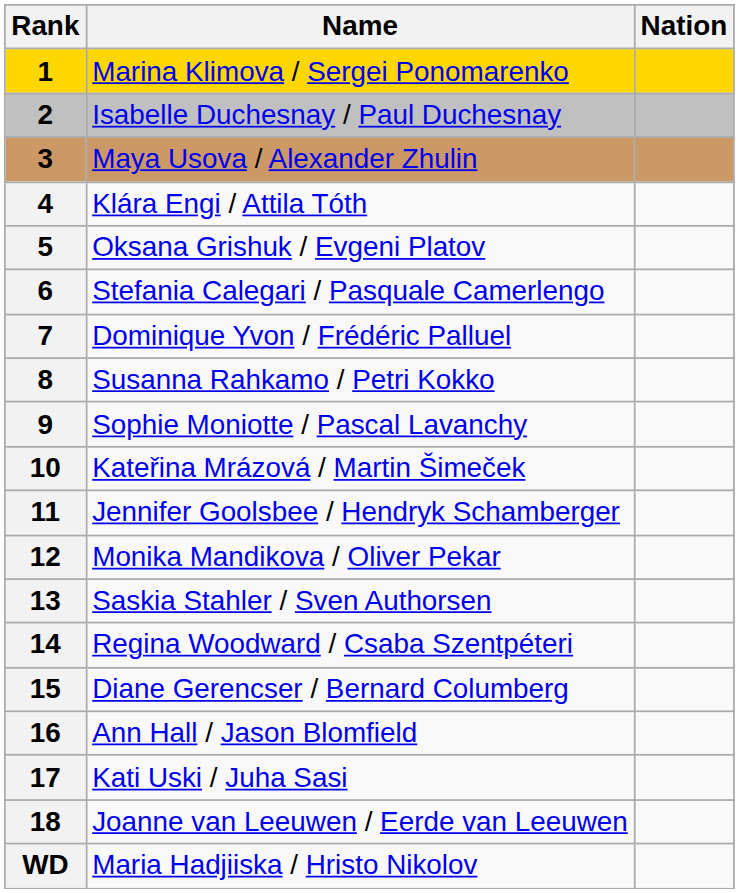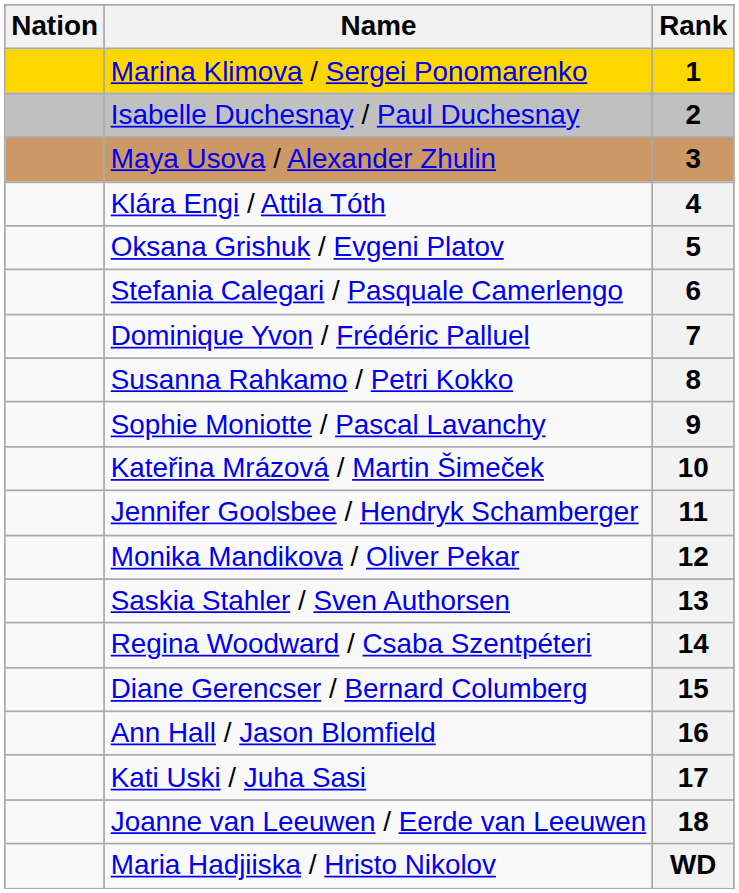columns swapped: (45, 26) <-> (684, 26)
